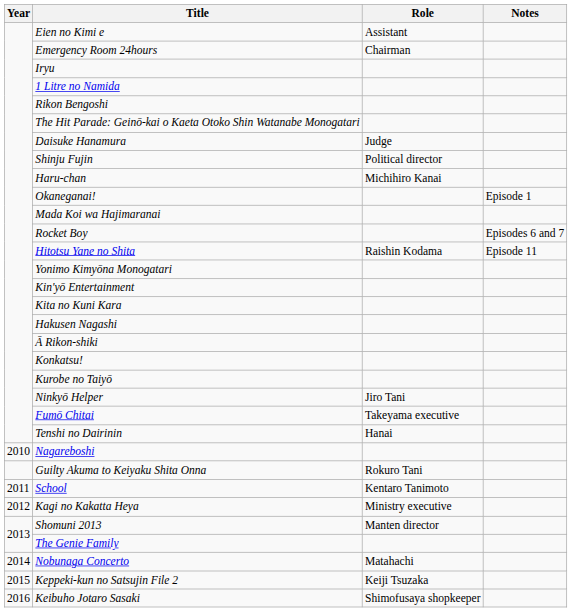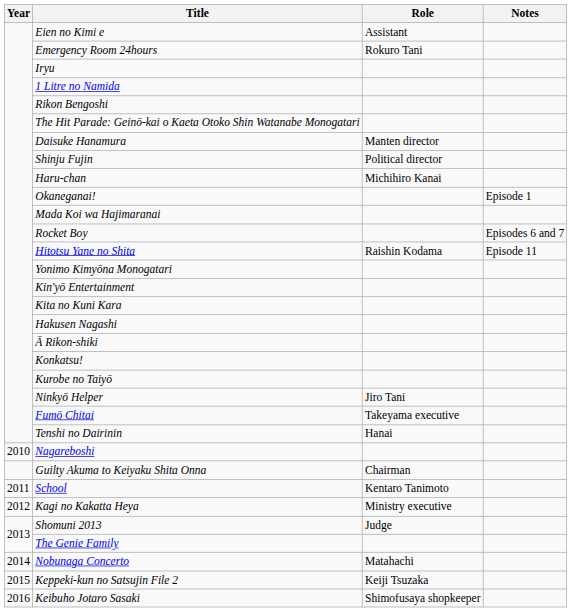(388, 50) Chairman -> (394, 50) Rokuro Tani
(378, 141) Judge -> (402, 141) Manten director
(394, 470) Rokuro Tani -> (388, 470) Chairman
(402, 525) Manten director -> (378, 525) Judge
